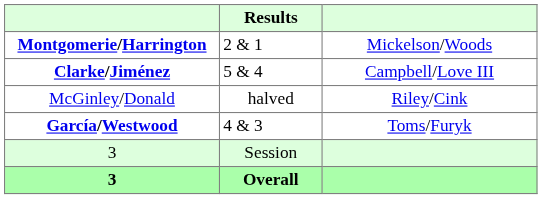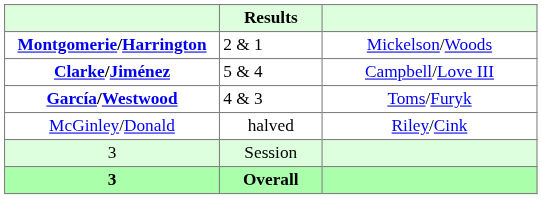rows swapped: (112, 99) <-> (112, 126)
